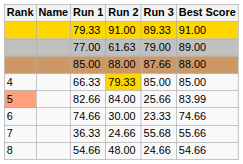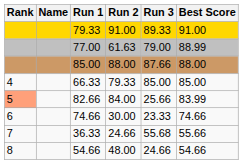(192, 47) 89.00 -> (192, 47) 88.99
(122, 82) gold background -> (122, 82) no background
